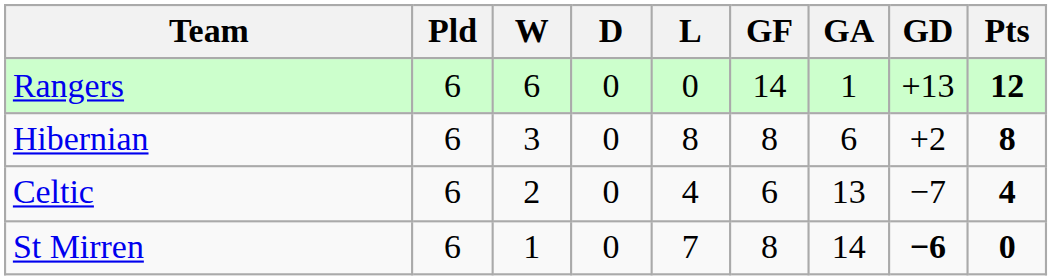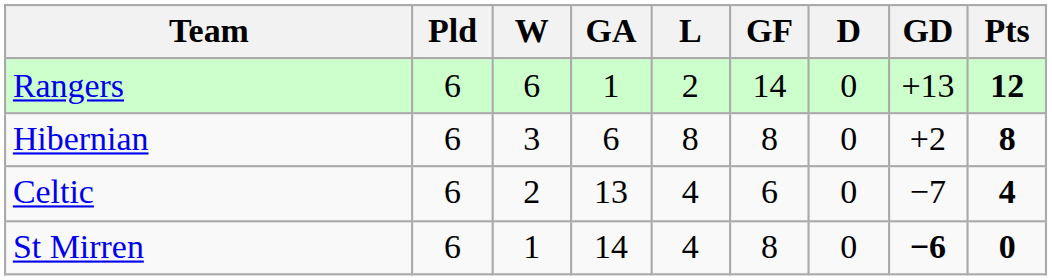columns swapped: (611, 31) <-> (849, 31)
(690, 85) 0 -> (690, 85) 2
(690, 246) 7 -> (690, 246) 4
